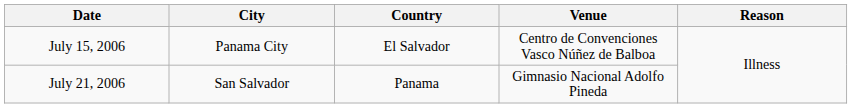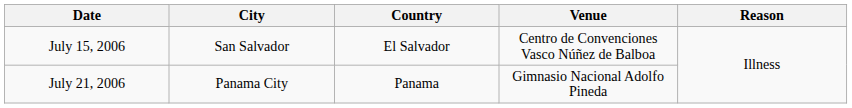(252, 45) Panama City -> (252, 45) San Salvador
(252, 84) San Salvador -> (252, 84) Panama City
